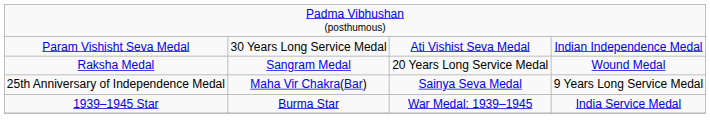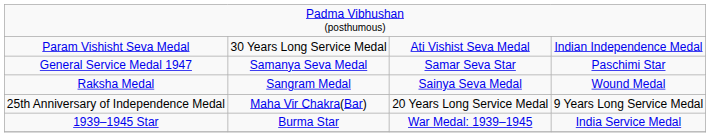+ row: (116, 65)
(470, 65) 20 Years Long Service Medal -> (470, 84) Sainya Seva Medal
(470, 84) Sainya Seva Medal -> (470, 103) 20 Years Long Service Medal
